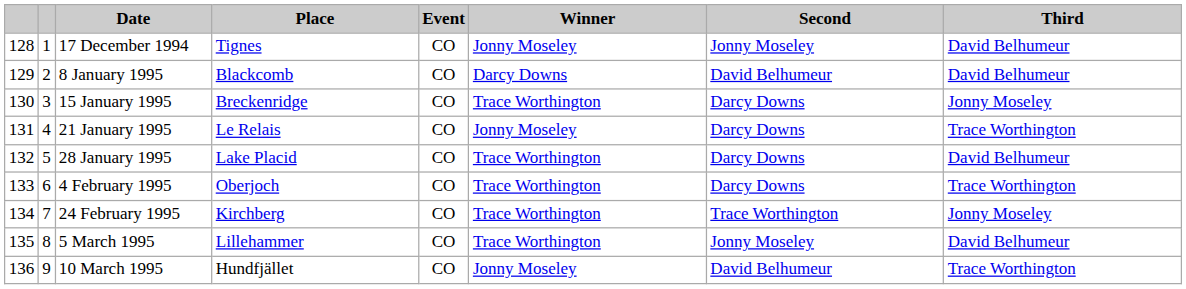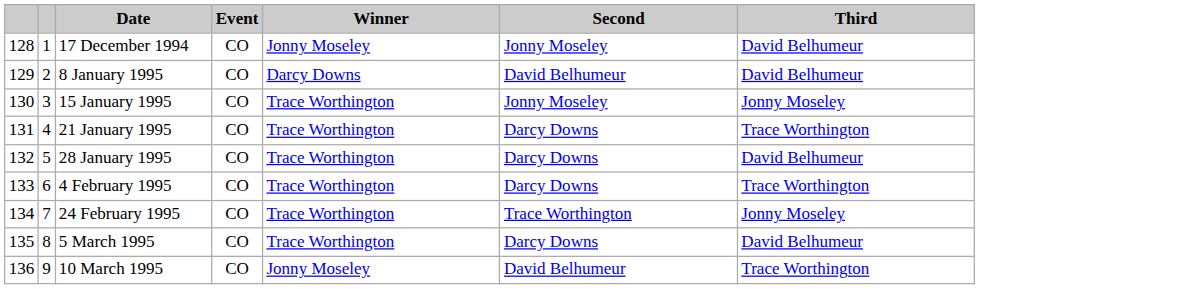- column: (315, 18)
(757, 101) Darcy Downs -> (556, 101) Jonny Moseley
(525, 129) Jonny Moseley -> (330, 129) Trace Worthington
(762, 241) Jonny Moseley -> (551, 241) Darcy Downs
